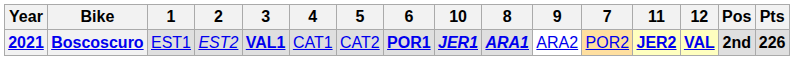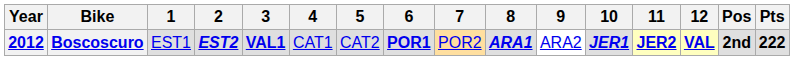columns swapped: (607, 17) <-> (458, 17)
(26, 42) 2021 -> (26, 42) 2012
(218, 42) normal -> (218, 42) bold
(772, 42) 226 -> (772, 42) 222
